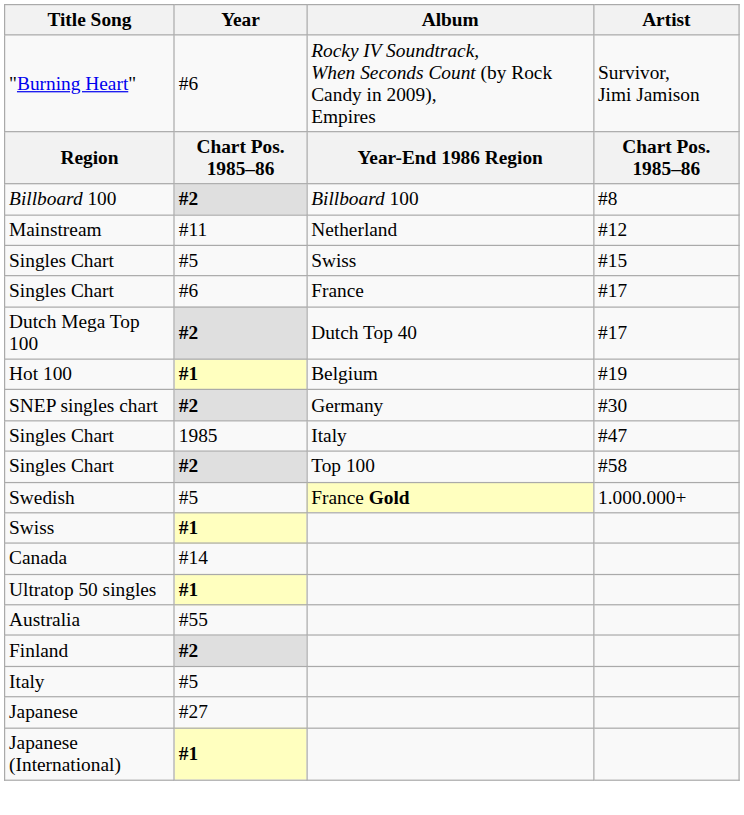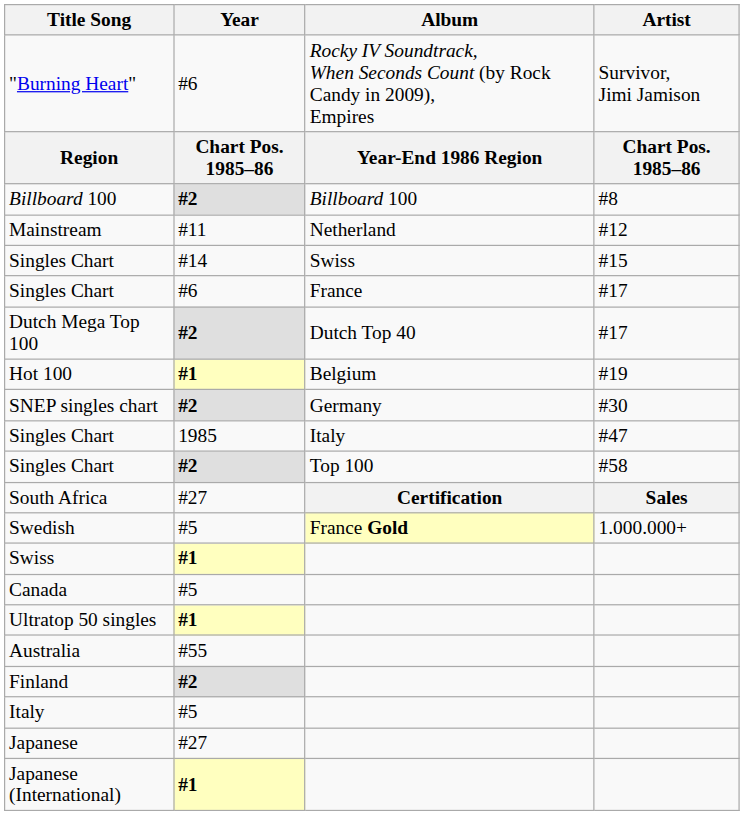(188, 260) #5 -> (193, 260) #14
+ row: (58, 497)
(193, 558) #14 -> (188, 589) #5
